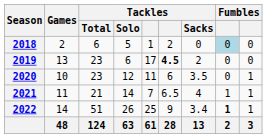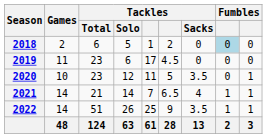(62, 61) 13 -> (62, 61) 11
(170, 61) bold -> (170, 61) normal
(199, 61) 2 -> (199, 61) 0
(170, 77) 6 -> (170, 77) 5
(62, 93) 11 -> (62, 93) 14
(199, 109) 3.4 -> (199, 109) 3.5
(227, 109) bold -> (227, 109) normal
